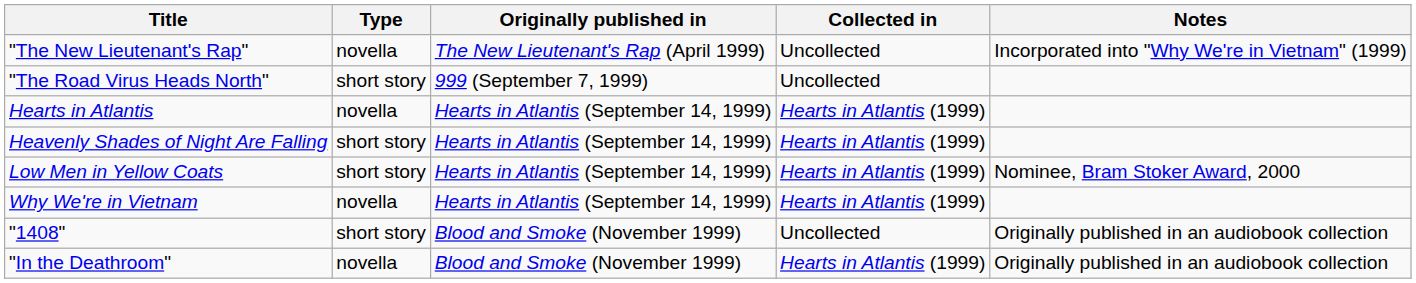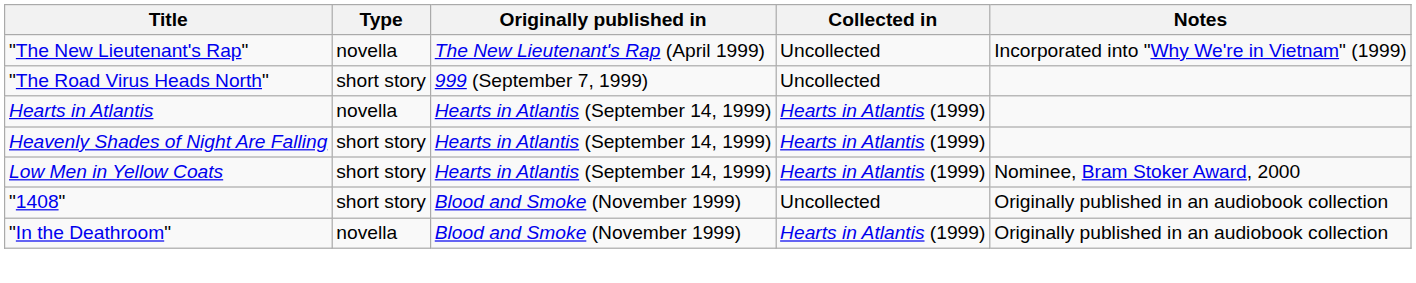- row: (103, 202)
